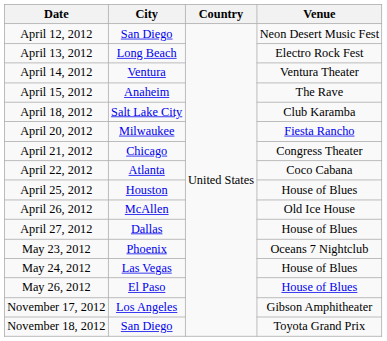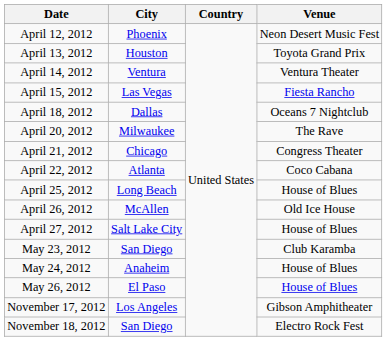(147, 33) San Diego -> (147, 33) Phoenix
(147, 53) Long Beach -> (147, 53) Houston
(319, 53) Electro Rock Fest -> (319, 53) Toyota Grand Prix
(147, 92) Anaheim -> (147, 92) Las Vegas
(319, 92) The Rave -> (319, 92) Fiesta Rancho
(147, 111) Salt Lake City -> (147, 111) Dallas
(319, 111) Club Karamba -> (319, 111) Oceans 7 Nightclub
(319, 131) Fiesta Rancho -> (319, 131) The Rave
(147, 190) Houston -> (147, 190) Long Beach
(147, 229) Dallas -> (147, 229) Salt Lake City
(147, 248) Phoenix -> (147, 248) San Diego
(319, 248) Oceans 7 Nightclub -> (319, 248) Club Karamba
(147, 268) Las Vegas -> (147, 268) Anaheim
(319, 326) Toyota Grand Prix -> (319, 326) Electro Rock Fest
